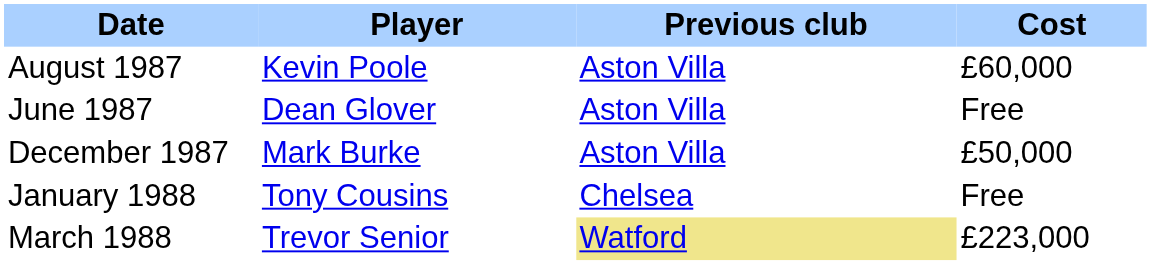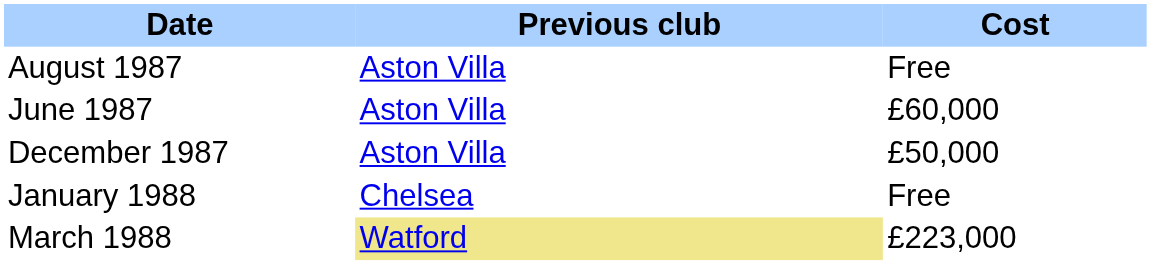- column: (417, 24)
(1017, 67) £60,000 -> (919, 67) Free
(992, 110) Free -> (943, 110) £60,000
